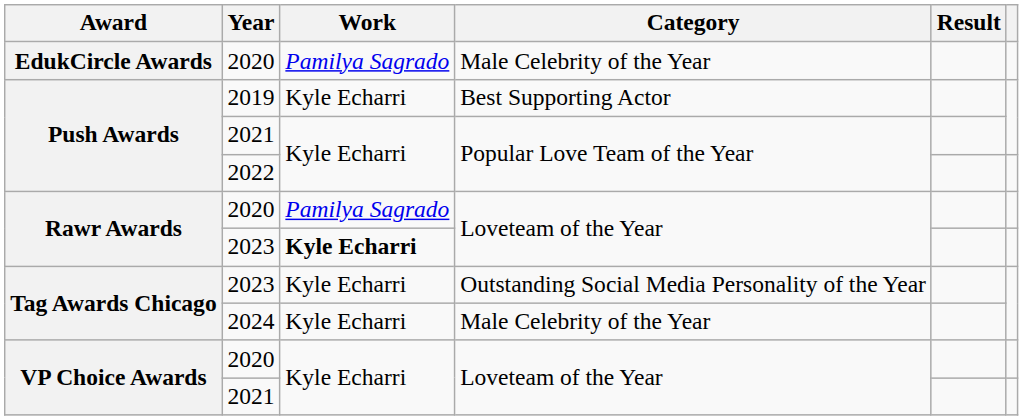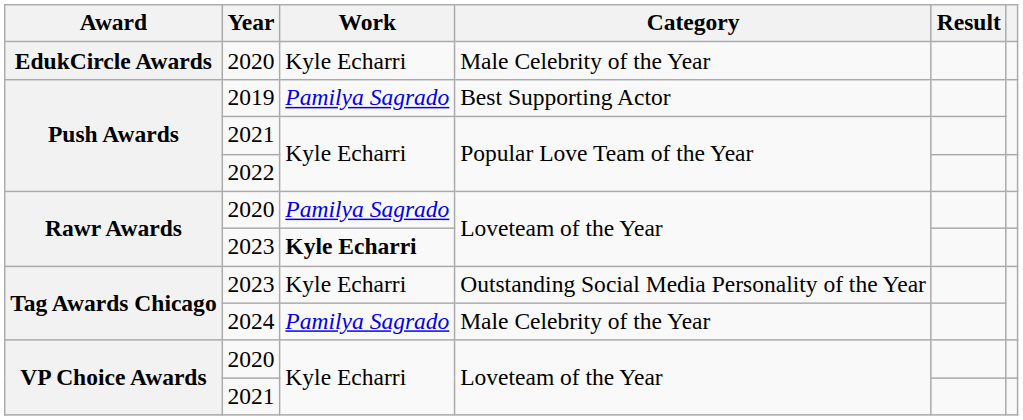(367, 60) Pamilya Sagrado -> (346, 60) Kyle Echarri
(346, 97) Kyle Echarri -> (367, 97) Pamilya Sagrado
(346, 321) Kyle Echarri -> (367, 321) Pamilya Sagrado
